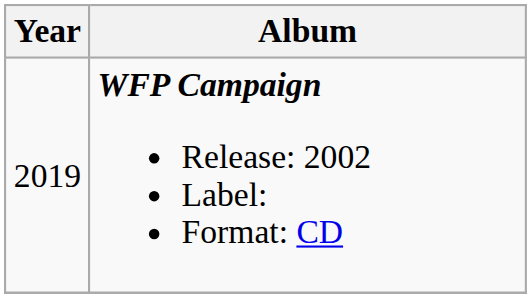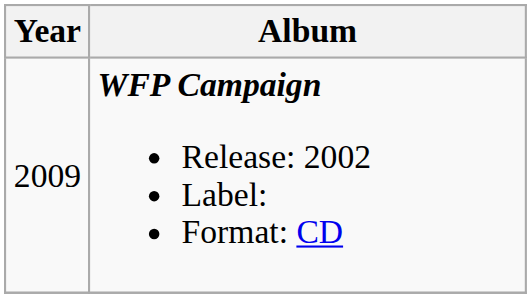(47, 174) 2019 -> (47, 174) 2009
